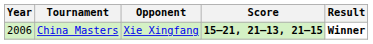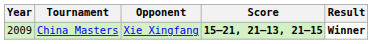(19, 30) 2006 -> (19, 30) 2009
